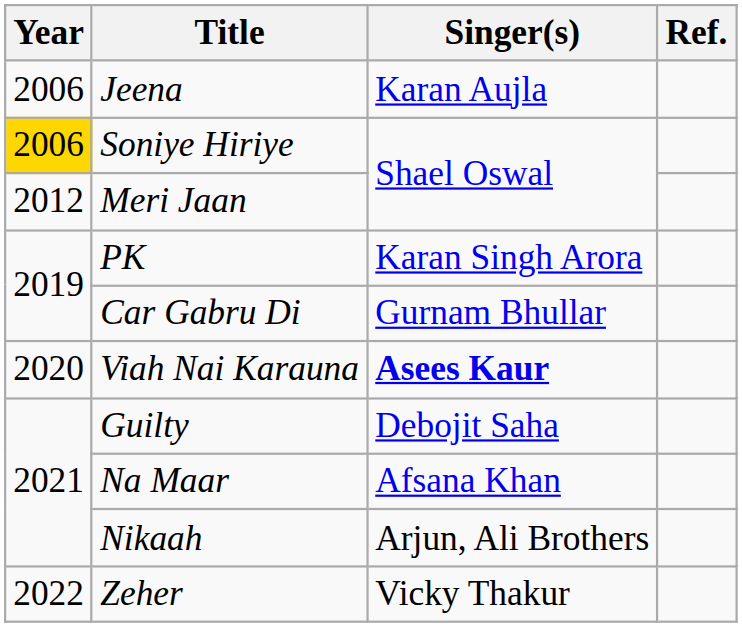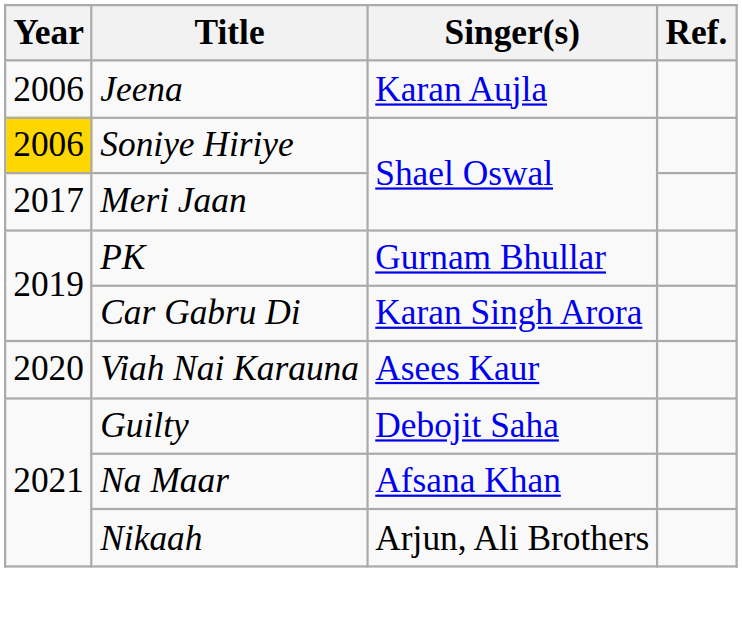(49, 200) 2012 -> (49, 200) 2017
(509, 256) Karan Singh Arora -> (491, 256) Gurnam Bhullar
(491, 312) Gurnam Bhullar -> (509, 312) Karan Singh Arora
(462, 369) bold -> (457, 369) normal
- row: (142, 593)
